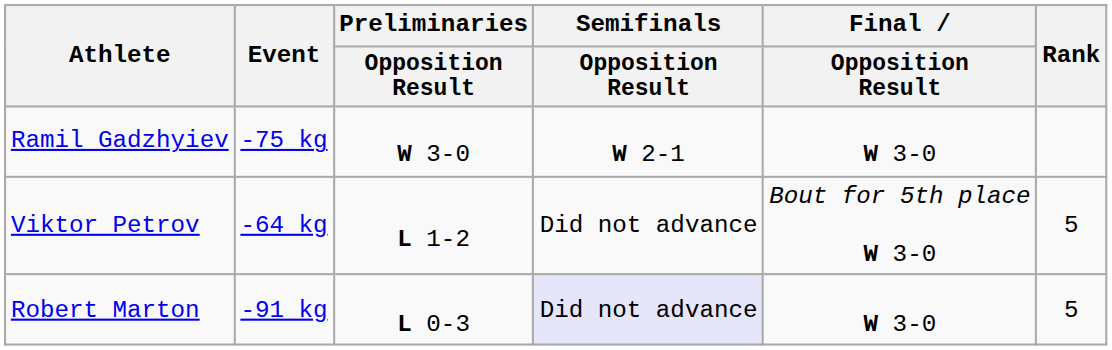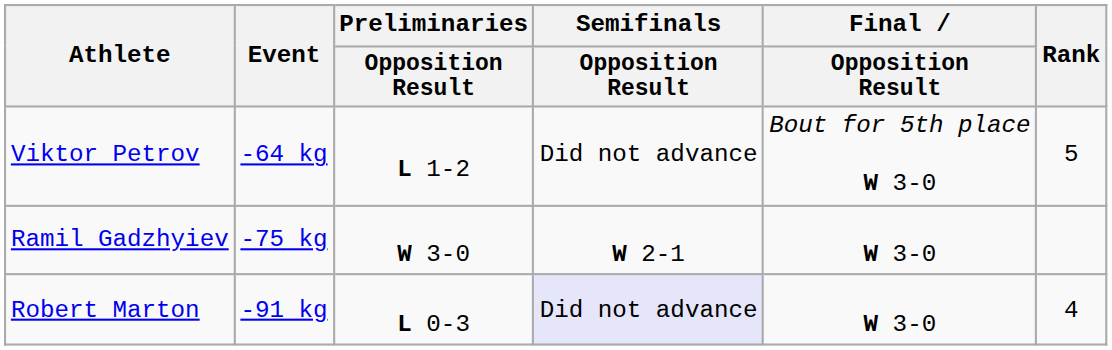rows swapped: (105, 225) <-> (120, 141)
(1071, 309) 5 -> (1071, 309) 4
